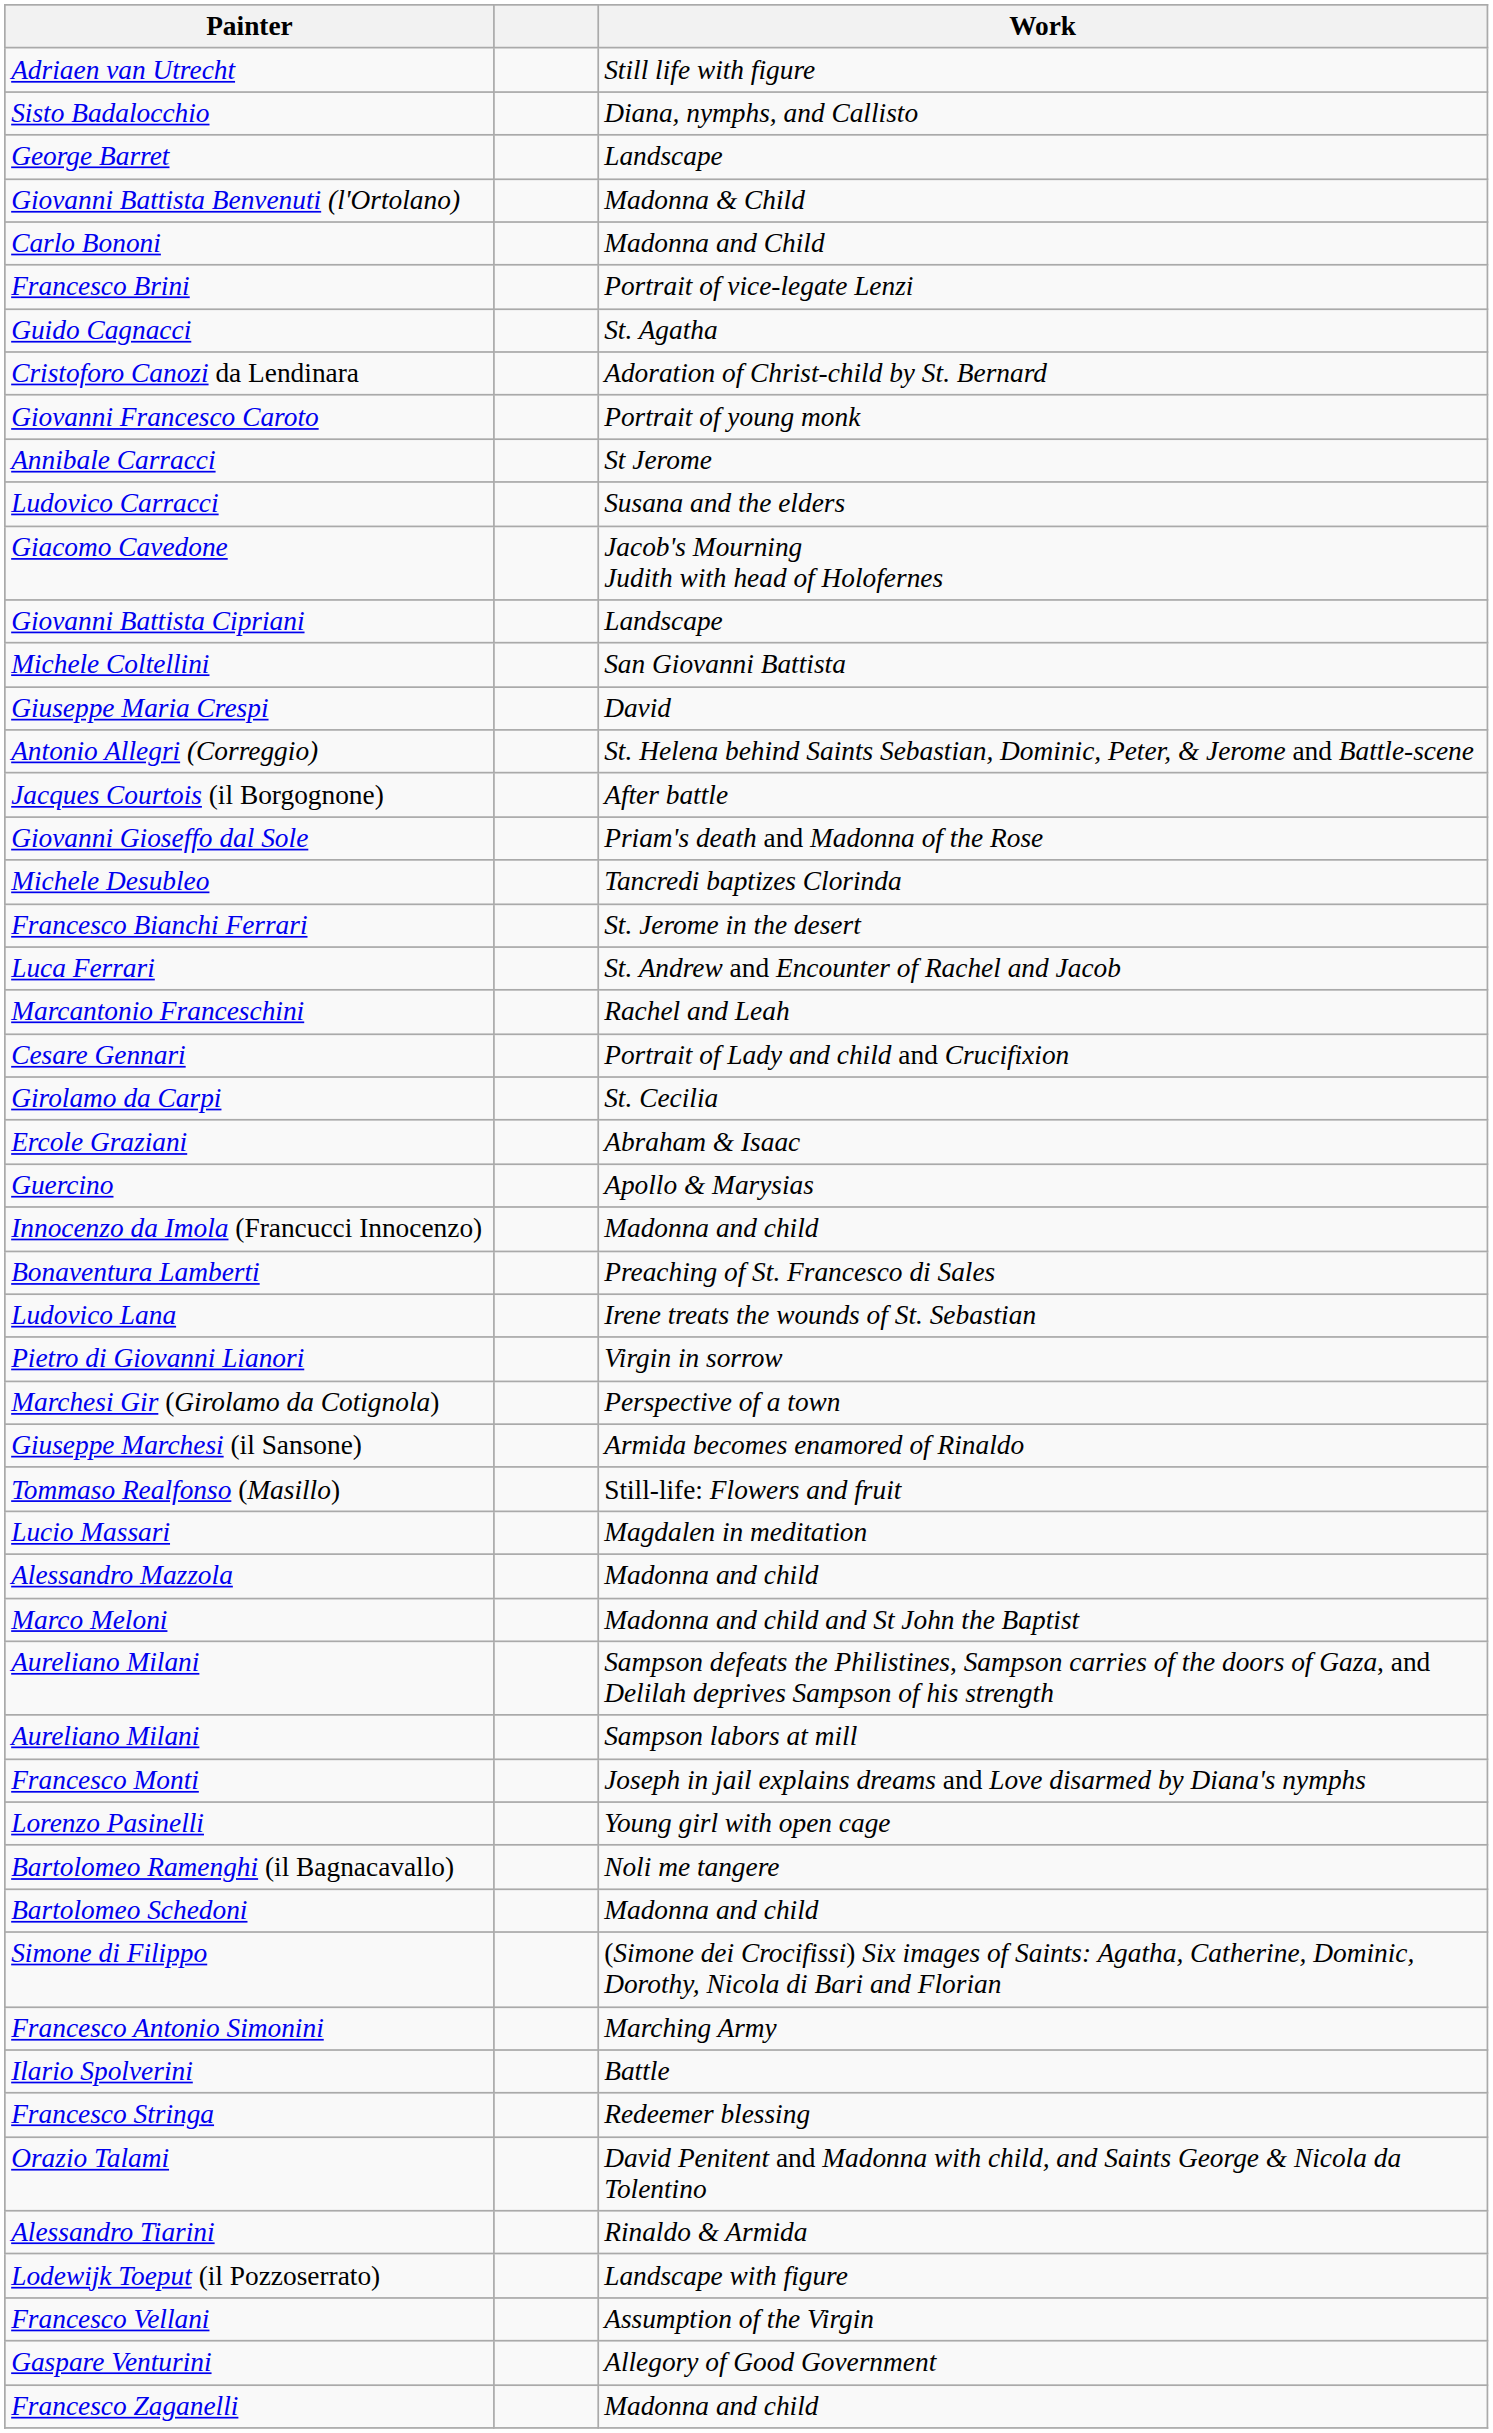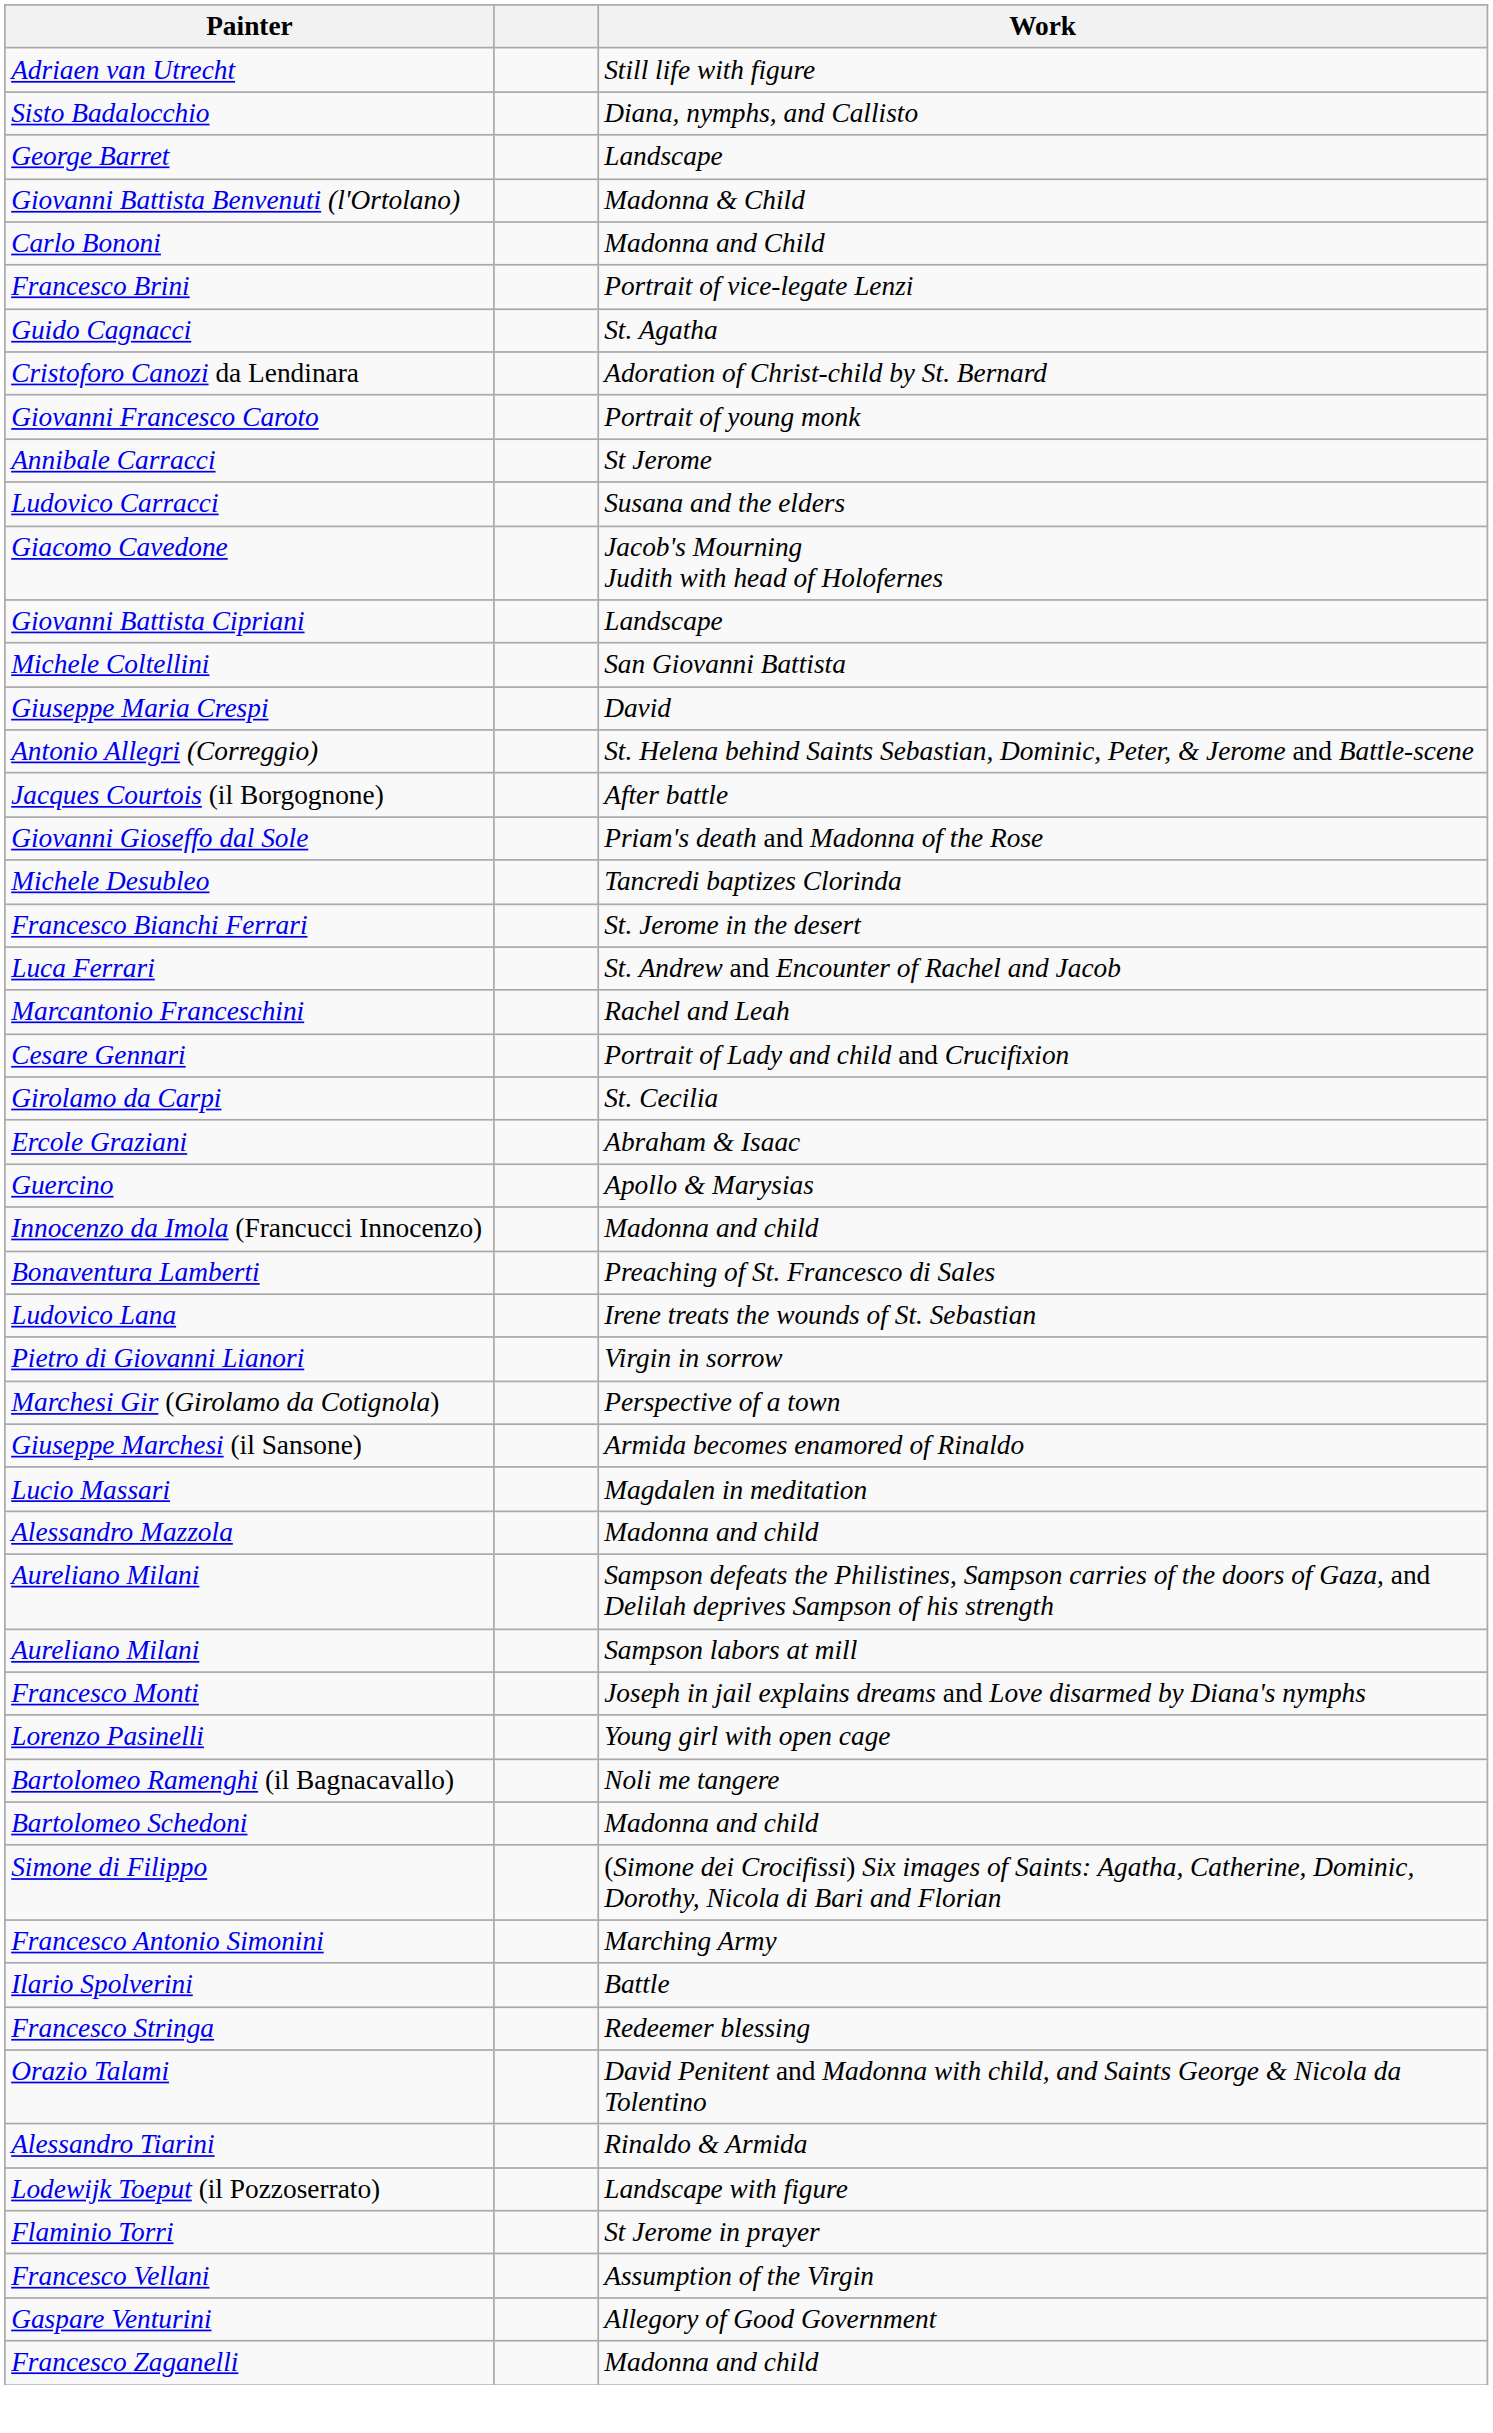- row: (176, 1488)
- row: (89, 1619)
+ row: (92, 2232)
